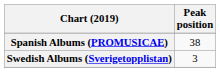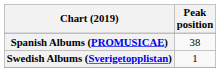(195, 59) 3 -> (195, 59) 1
